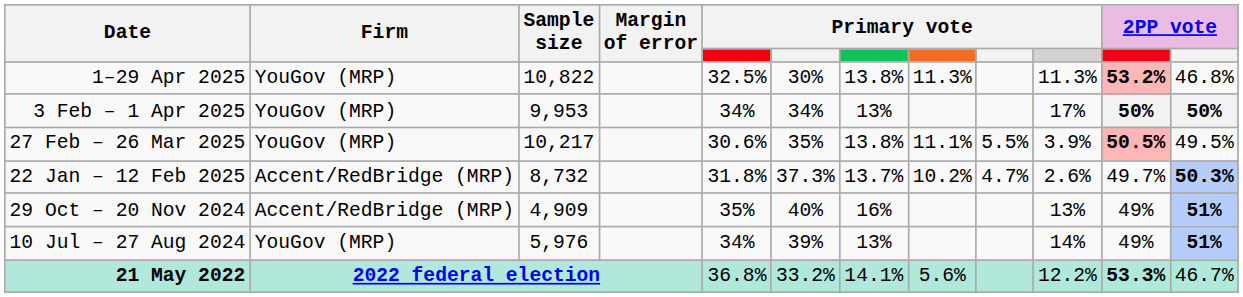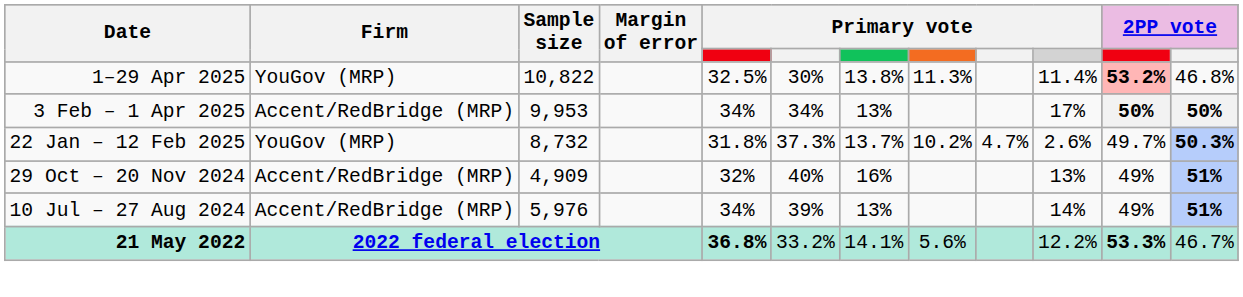(1067, 78) 11.3% -> (1067, 78) 11.4%
(325, 111) YouGov (MRP) -> (384, 111) Accent/RedBridge (MRP)
- row: (127, 144)
(384, 177) Accent/RedBridge (MRP) -> (325, 144) YouGov (MRP)
(737, 210) 35% -> (737, 177) 32%
(325, 243) YouGov (MRP) -> (384, 210) Accent/RedBridge (MRP)
(737, 276) normal -> (737, 243) bold
